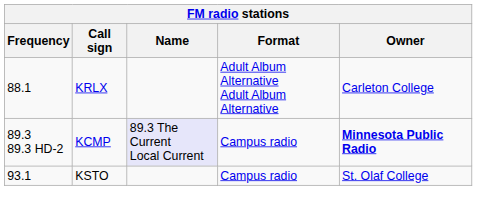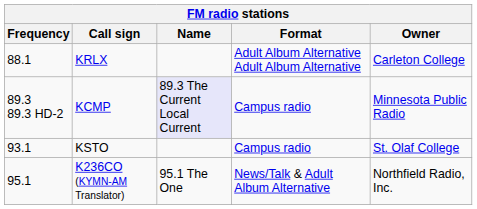(393, 142) bold -> (420, 107) normal
+ row: (101, 181)
